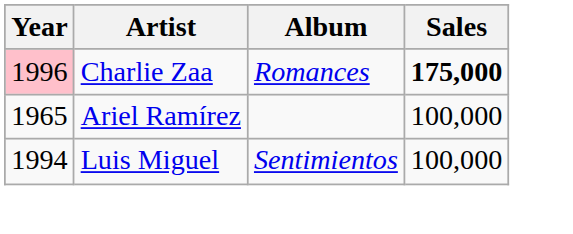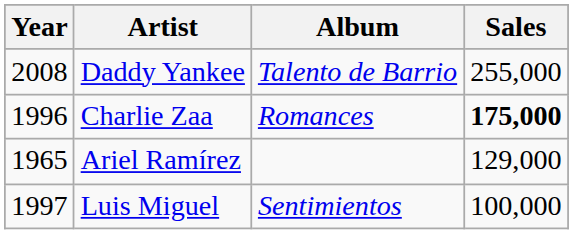+ row: (163, 71)
(40, 71) pink background -> (40, 116) no background
(457, 116) 100,000 -> (516, 160) 129,000
(40, 160) 1994 -> (40, 205) 1997
